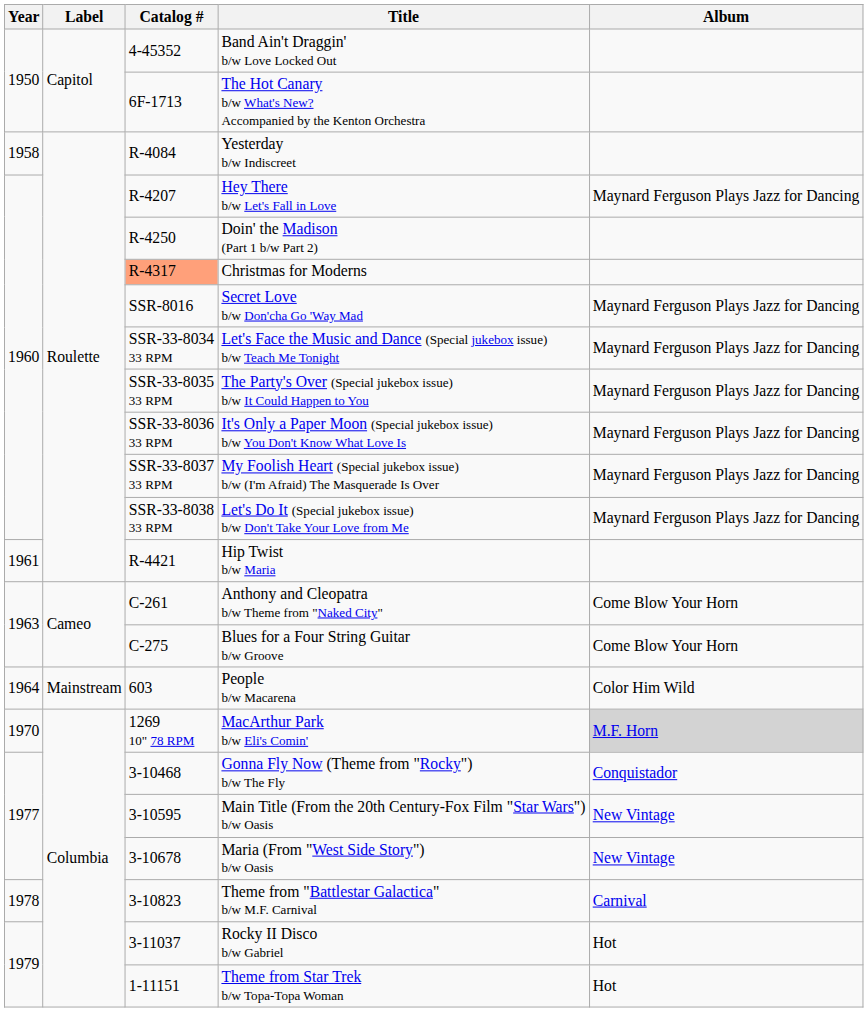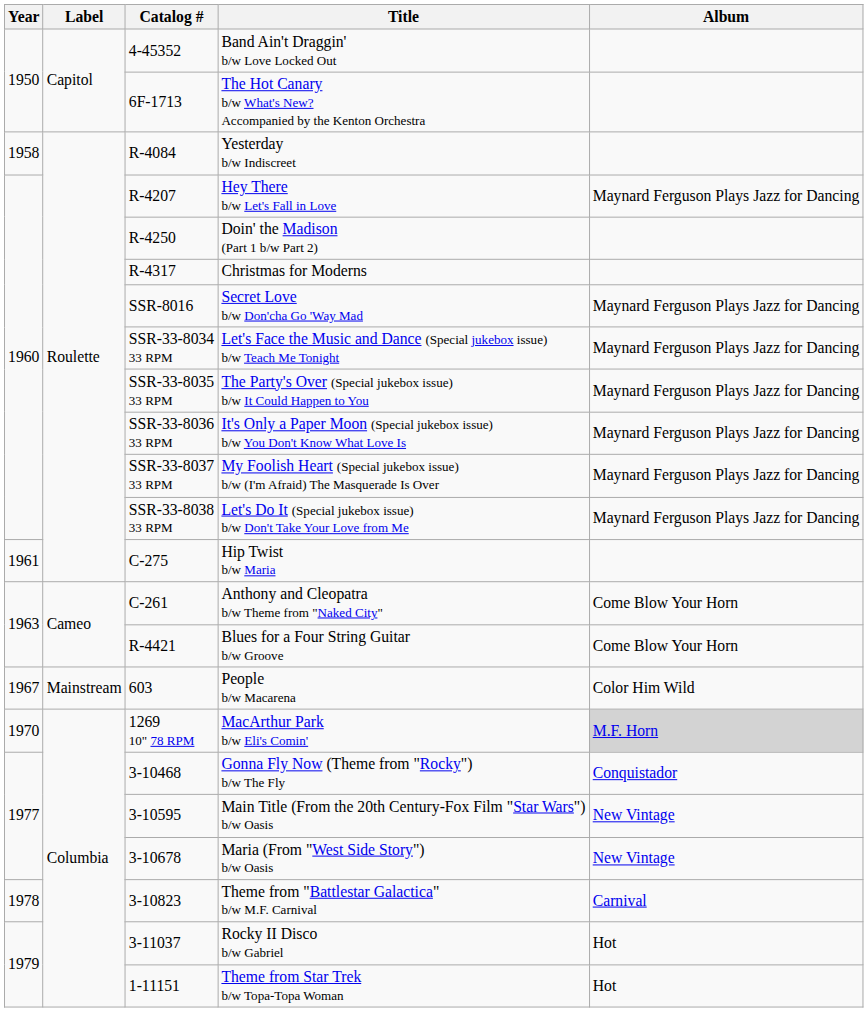(152, 271) lightsalmon background -> (152, 271) no background
(152, 560) R-4421 -> (148, 560) C-275
(148, 645) C-275 -> (152, 645) R-4421
(24, 688) 1964 -> (24, 688) 1967
